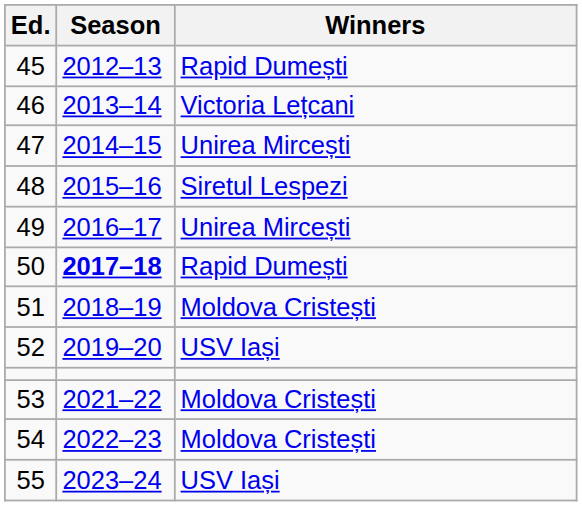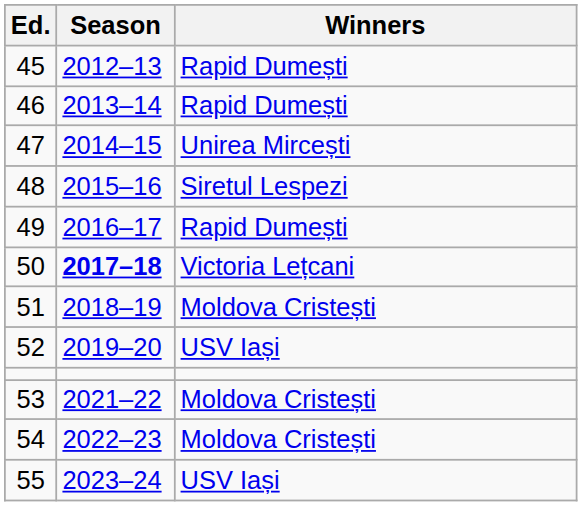(267, 106) Victoria Lețcani -> (264, 106) Rapid Dumești
(266, 227) Unirea Mircești -> (264, 227) Rapid Dumești
(264, 267) Rapid Dumești -> (267, 267) Victoria Lețcani
